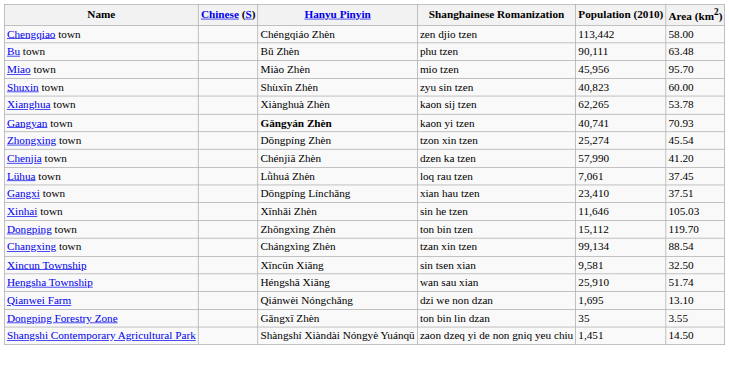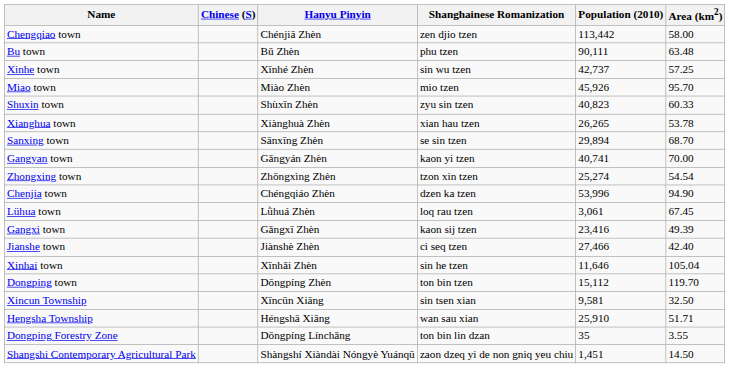(298, 34) Chéngqiáo Zhèn -> (291, 34) Chénjiā Zhèn
+ row: (33, 69)
(594, 69) 45,956 -> (594, 87) 45,926
(681, 87) 60.00 -> (681, 105) 60.33
(448, 105) kaon sij tzen -> (450, 122) xian hau tzen
(594, 105) 62,265 -> (594, 122) 26,265
+ row: (38, 140)
(296, 122) bold -> (294, 158) normal
(681, 122) 70.93 -> (681, 158) 70.00
(296, 140) Dōngpíng Zhèn -> (298, 176) Zhōngxìng Zhèn
(681, 140) 45.54 -> (681, 176) 54.54
(291, 158) Chénjiā Zhèn -> (298, 194) Chéngqiáo Zhèn
(594, 158) 57,990 -> (594, 194) 53,996
(681, 158) 41.20 -> (681, 194) 94.90
(591, 176) 7,061 -> (591, 211) 3,061
(681, 176) 37.45 -> (681, 211) 67.45
(305, 194) Dōngpíng Línchǎng -> (290, 229) Gǎngxī Zhèn
(450, 194) xian hau tzen -> (448, 229) kaon sij tzen
(594, 194) 23,410 -> (594, 229) 23,416
(681, 194) 37.51 -> (681, 229) 49.39
+ row: (36, 247)
(684, 211) 105.03 -> (684, 265) 105.04
(298, 229) Zhōngxìng Zhèn -> (296, 282) Dōngpíng Zhèn
- row: (44, 247)
(681, 282) 51.74 -> (681, 318) 51.71
- row: (39, 300)
(290, 318) Gǎngxī Zhèn -> (305, 336) Dōngpíng Línchǎng
